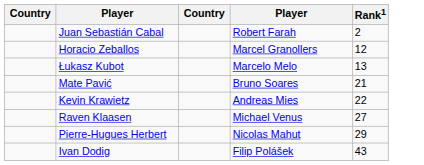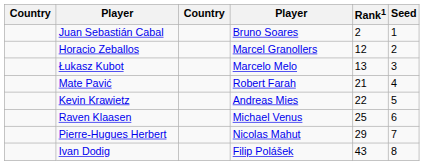+ column: (404, 14)
(264, 32) Robert Farah -> (265, 32) Bruno Soares
(265, 83) Bruno Soares -> (264, 83) Robert Farah
(361, 117) 27 -> (361, 117) 25
